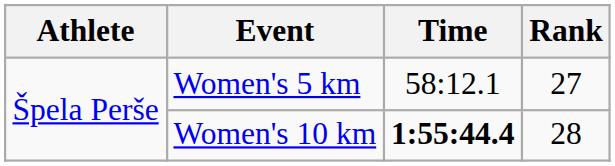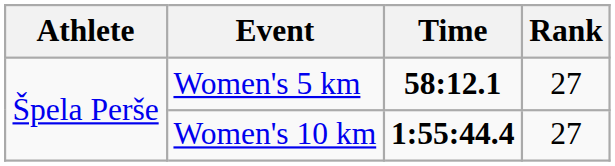(453, 82) normal -> (453, 82) bold
(566, 134) 28 -> (566, 134) 27
